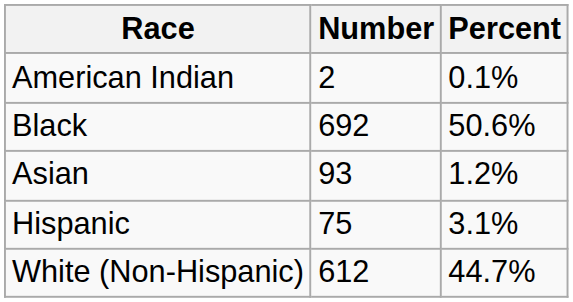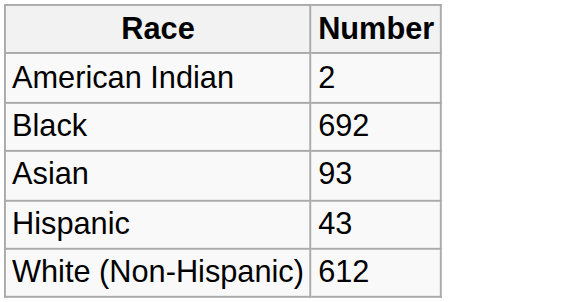- column: (505, 28)
(335, 223) 75 -> (335, 223) 43
